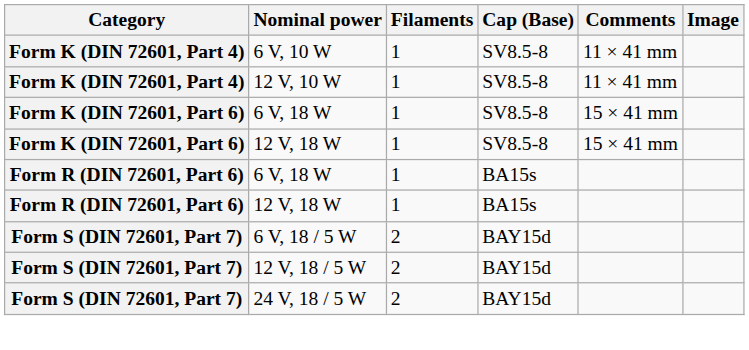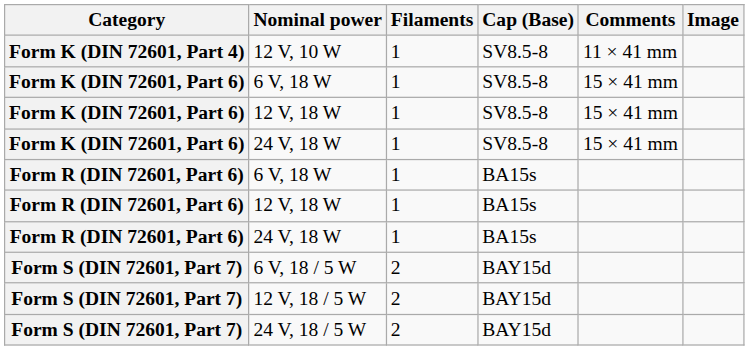- row: (127, 50)
+ row: (127, 143)
+ row: (127, 236)
